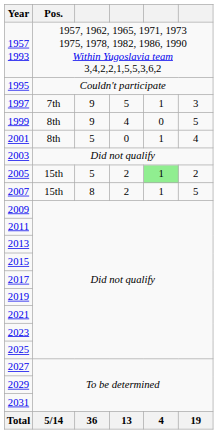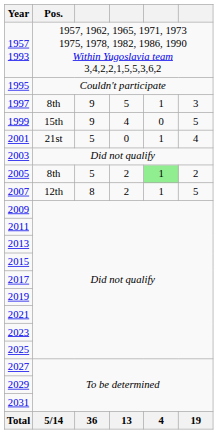(54, 104) 7th -> (54, 104) 8th
(54, 121) 8th -> (54, 121) 15th
(54, 139) 8th -> (54, 139) 21st
(54, 174) 15th -> (54, 174) 8th
(54, 192) 15th -> (54, 192) 12th
